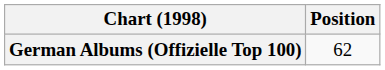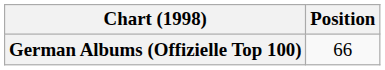(343, 49) 62 -> (343, 49) 66
